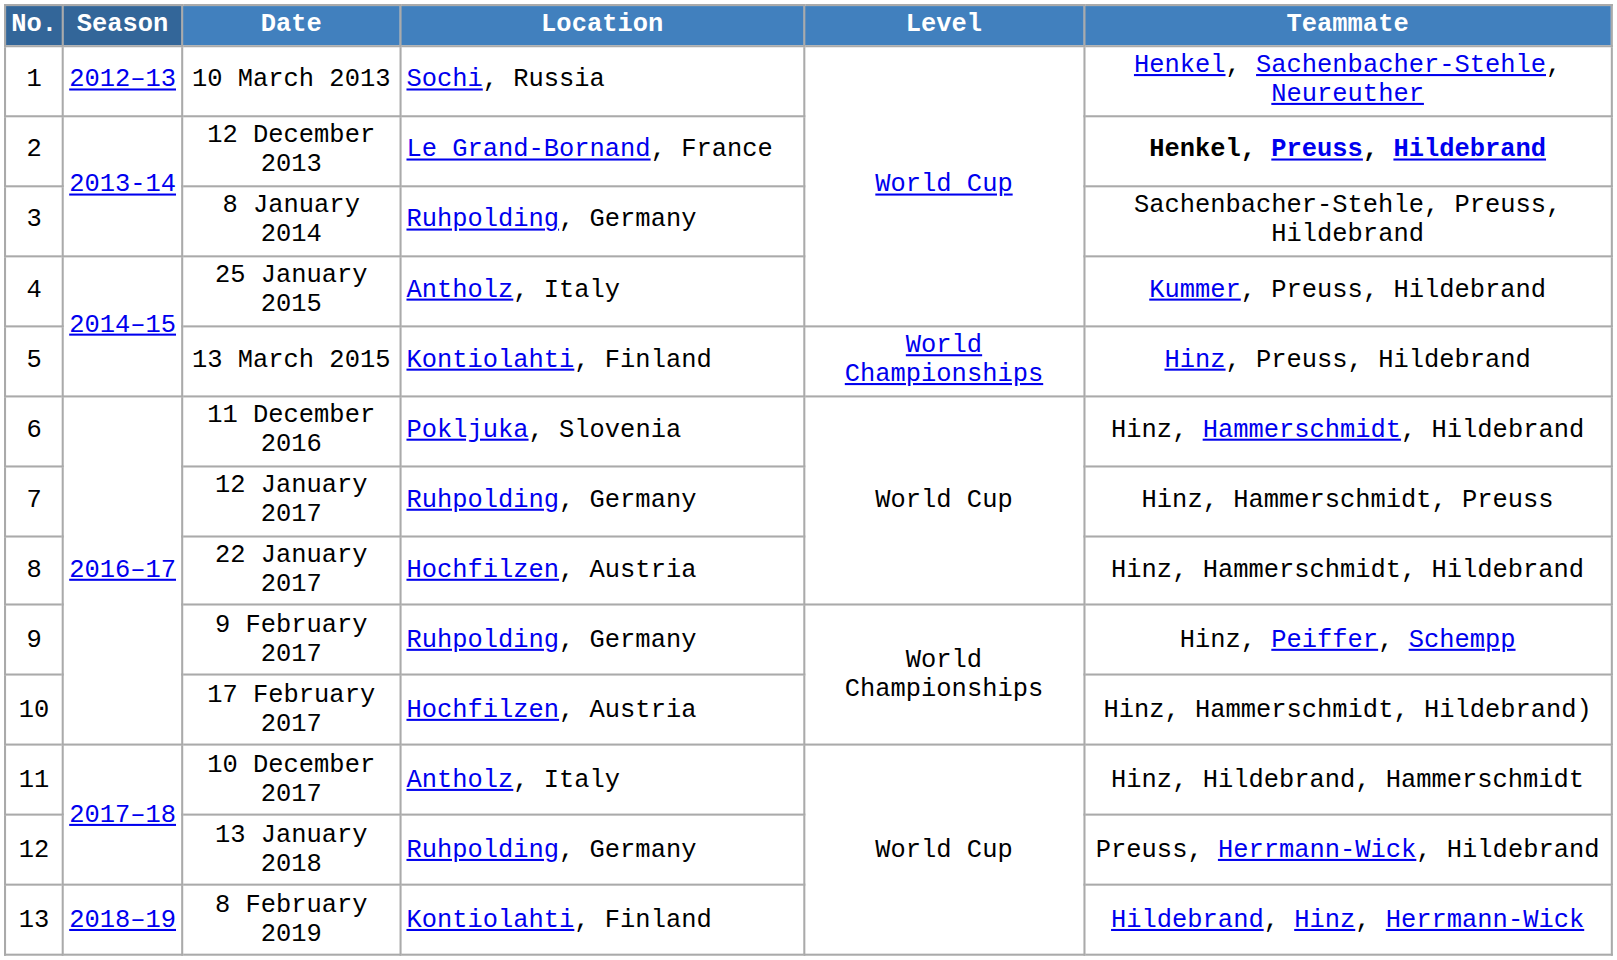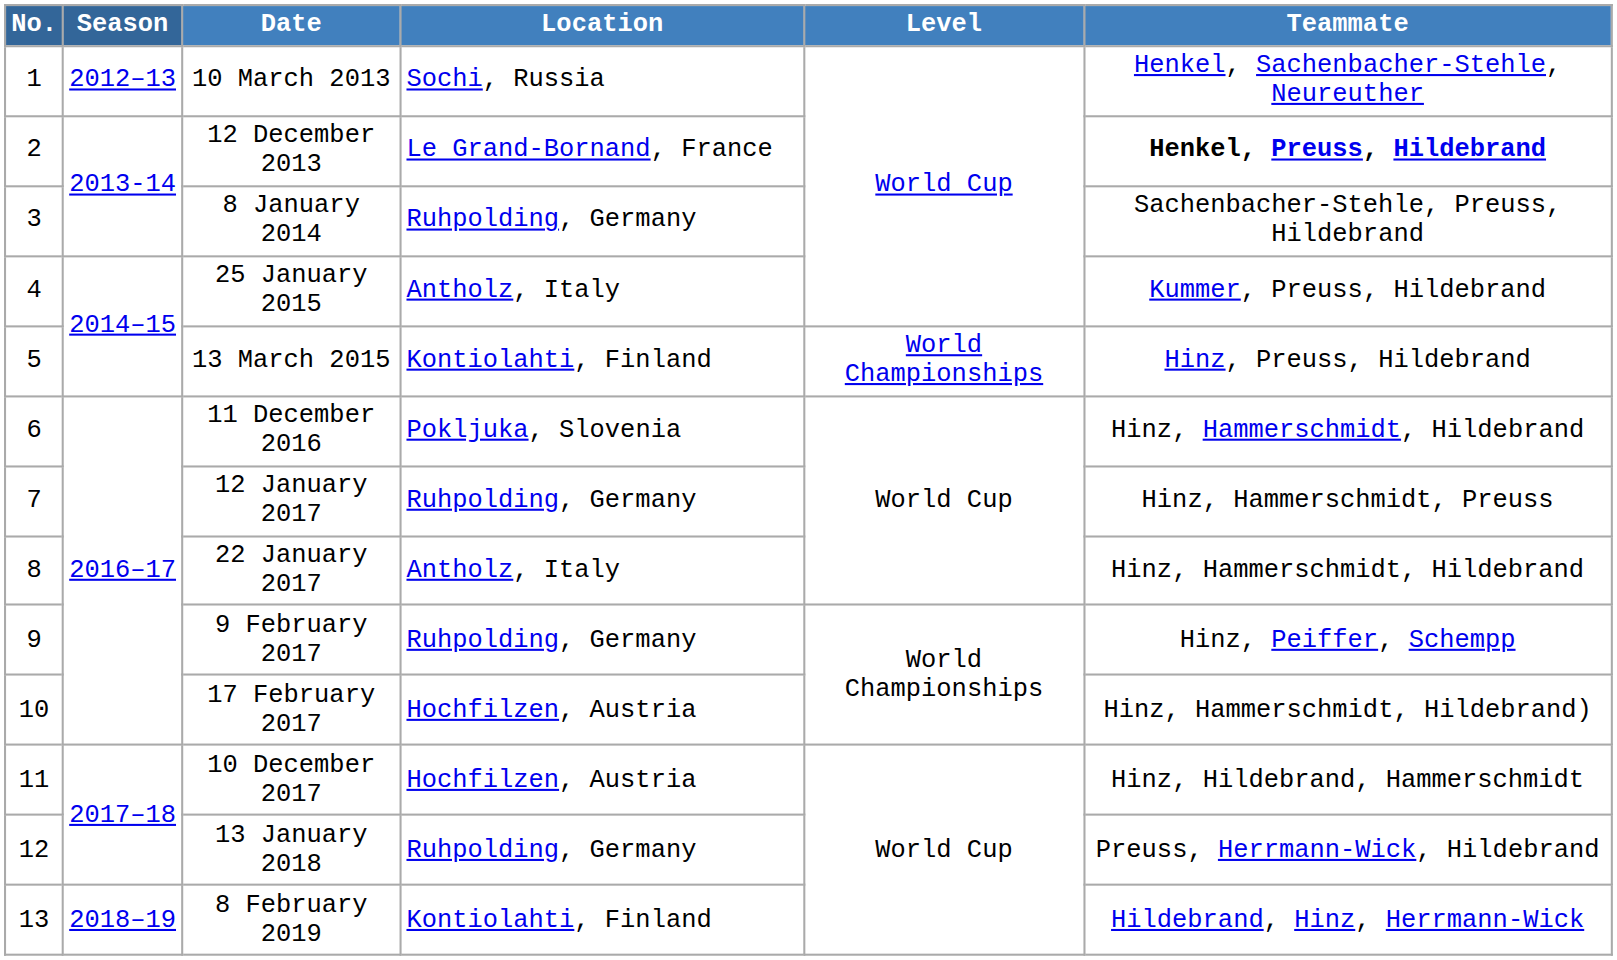(551, 571) Hochfilzen, Austria -> (513, 571) Antholz, Italy
(513, 781) Antholz, Italy -> (551, 781) Hochfilzen, Austria
